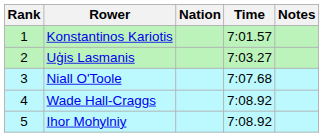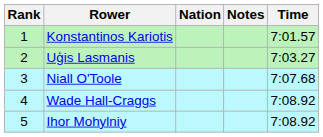columns swapped: (249, 15) <-> (297, 15)
